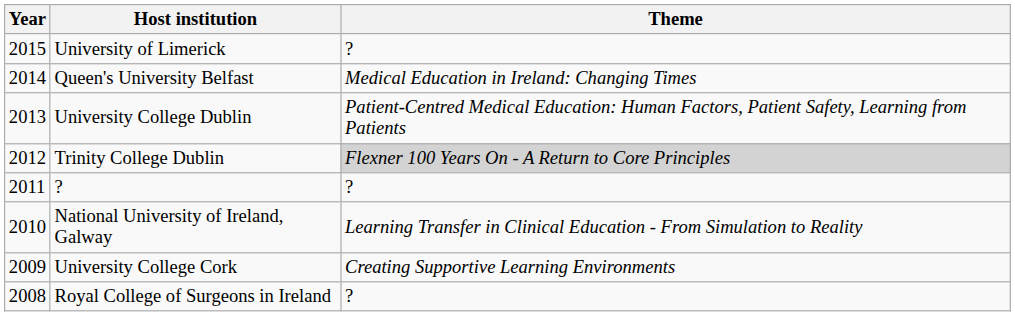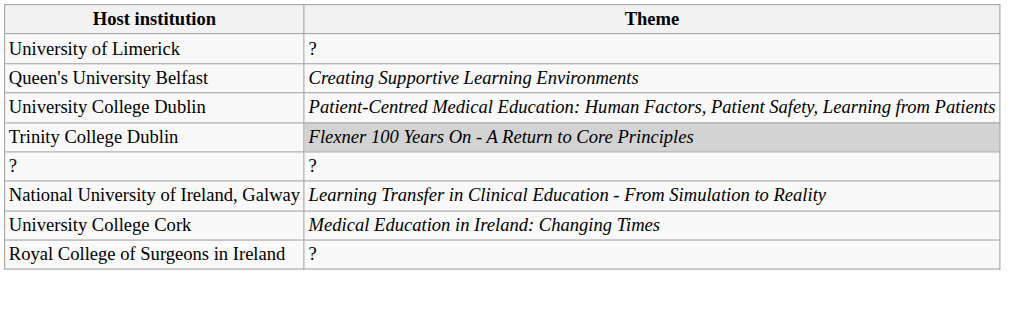- column: (27, 19)
(521, 78) Medical Education in Ireland: Changing Times -> (474, 78) Creating Supportive Learning Environments
(510, 267) Creating Supportive Learning Environments -> (484, 225) Medical Education in Ireland: Changing Times
